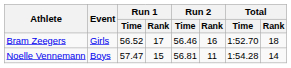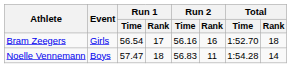(132, 41) 56.52 -> (132, 41) 56.54
(185, 41) 56.46 -> (185, 41) 56.16
(158, 56) 15 -> (158, 56) 18
(185, 56) 56.81 -> (185, 56) 56.83
